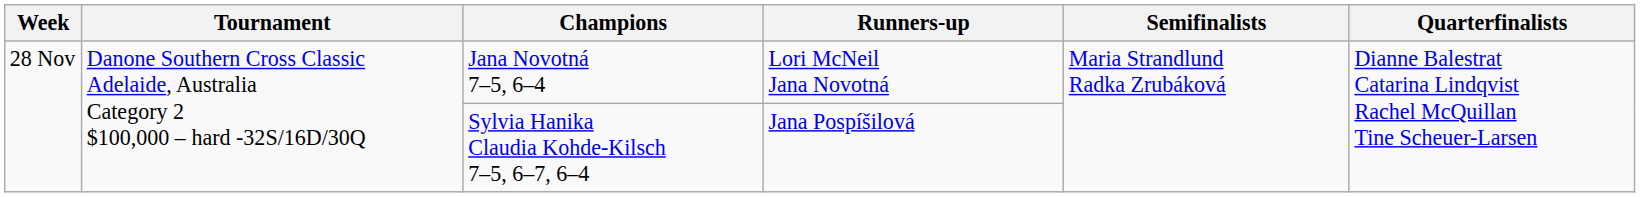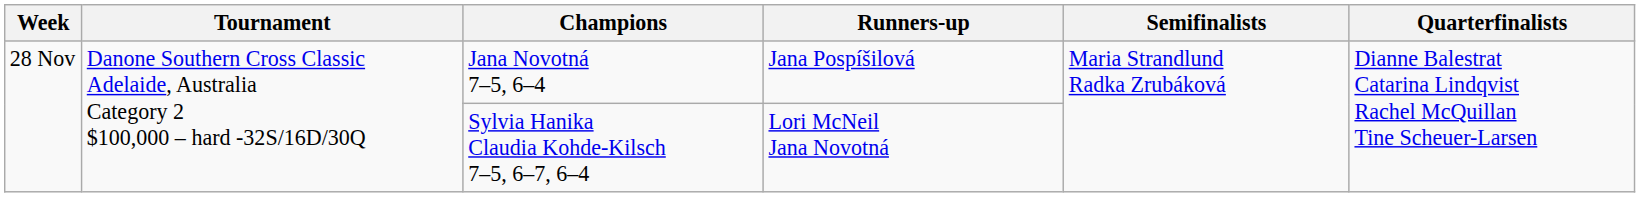(829, 72) Lori McNeil Jana Novotná -> (842, 59) Jana Pospíšilová
(842, 121) Jana Pospíšilová -> (829, 134) Lori McNeil Jana Novotná
